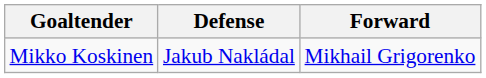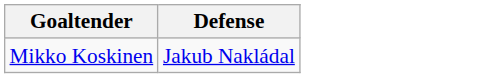- column: (390, 21)
